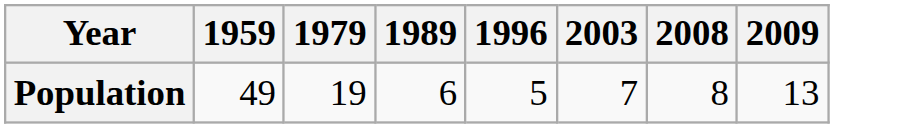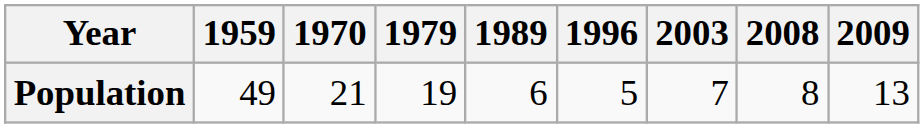+ column: (330, 33)
